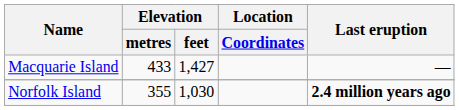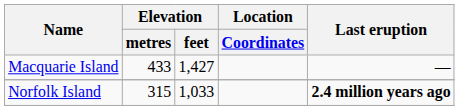(159, 92) 355 -> (159, 92) 315
(196, 92) 1,030 -> (196, 92) 1,033
